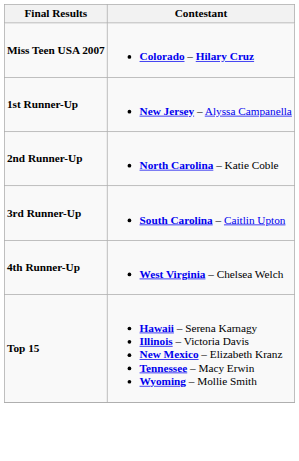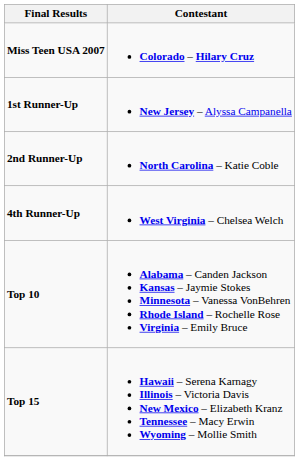- row: (44, 213)
+ row: (23, 294)
